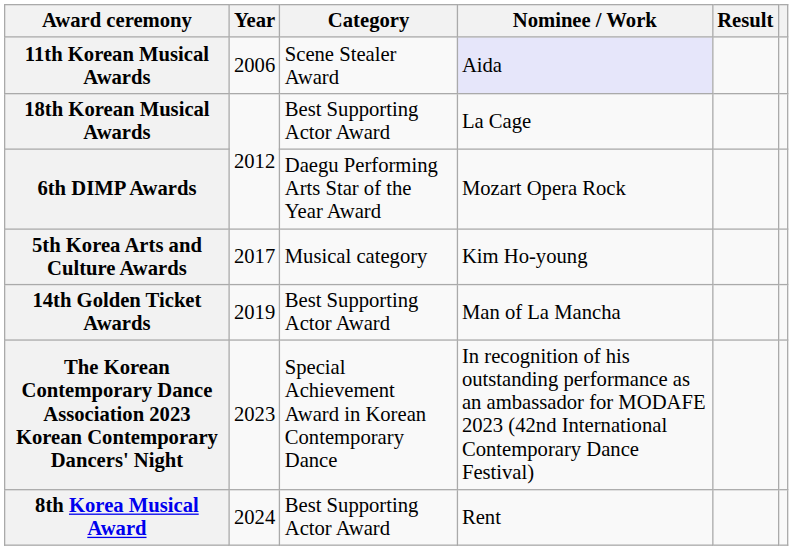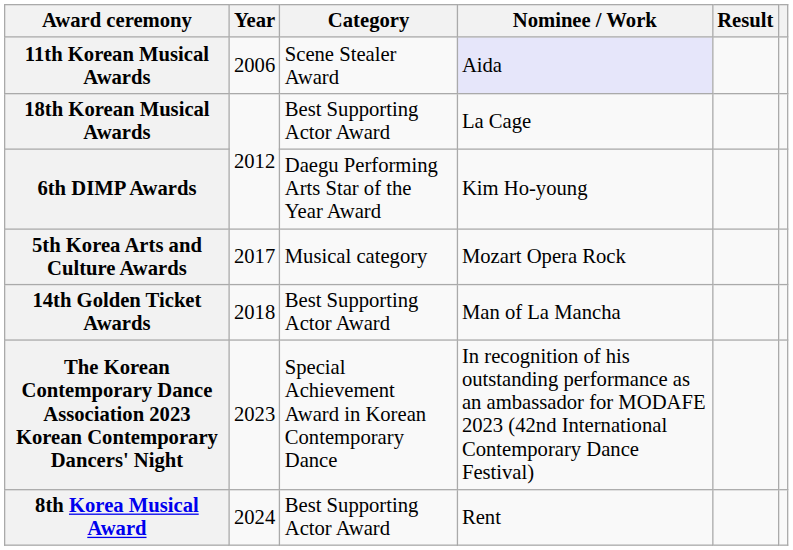(544, 188) Mozart Opera Rock -> (525, 188) Kim Ho-young
(525, 256) Kim Ho-young -> (544, 256) Mozart Opera Rock
(255, 312) 2019 -> (255, 312) 2018
